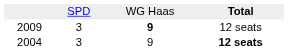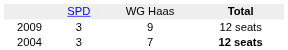(150, 27) bold -> (150, 27) normal
(150, 42) 9 -> (150, 42) 7
